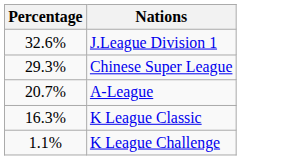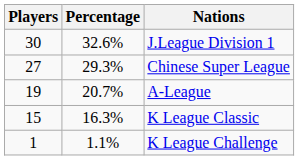+ column: (33, 17)
